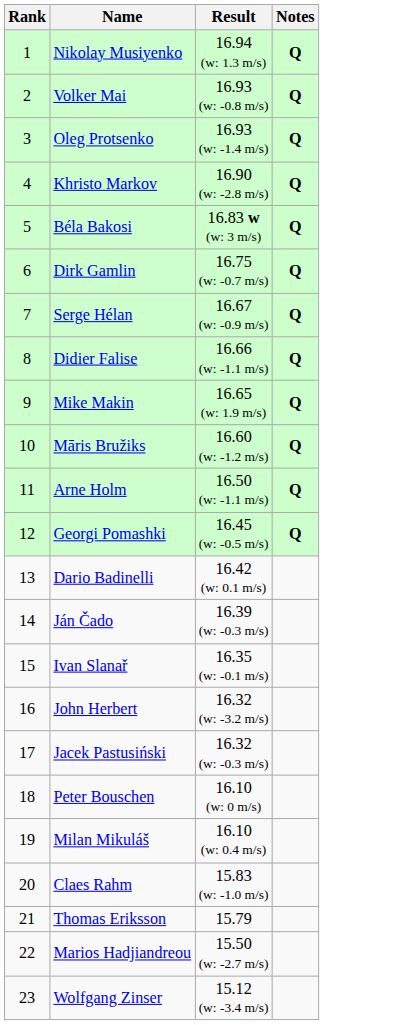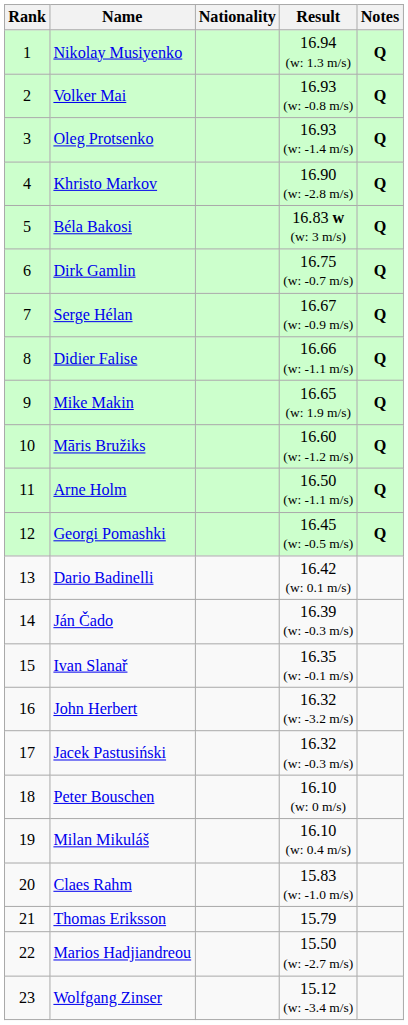+ column: (237, 17)
